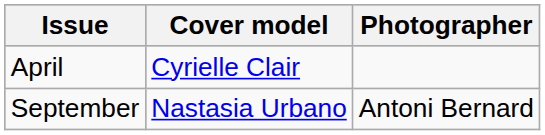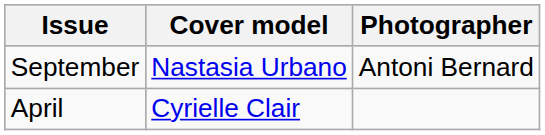rows swapped: (37, 66) <-> (75, 108)
